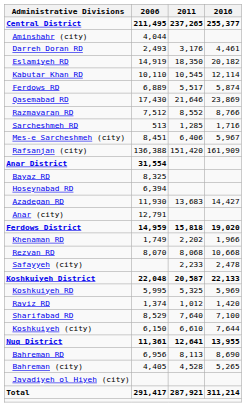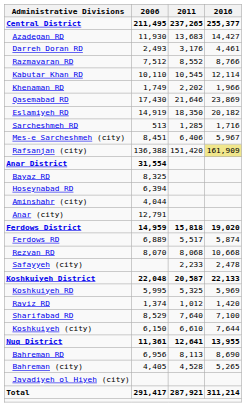rows swapped: (38, 201) <-> (50, 36)
rows swapped: (41, 62) <-> (43, 112)
rows swapped: (38, 239) <-> (36, 87)
(223, 150) no background -> (223, 150) khaki background
